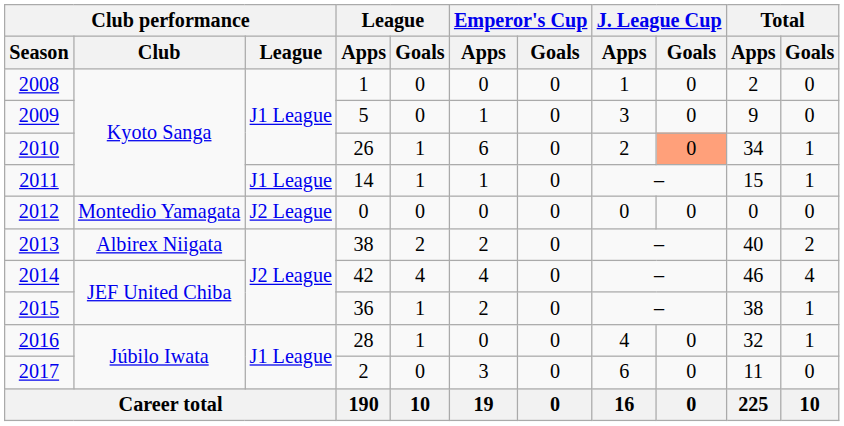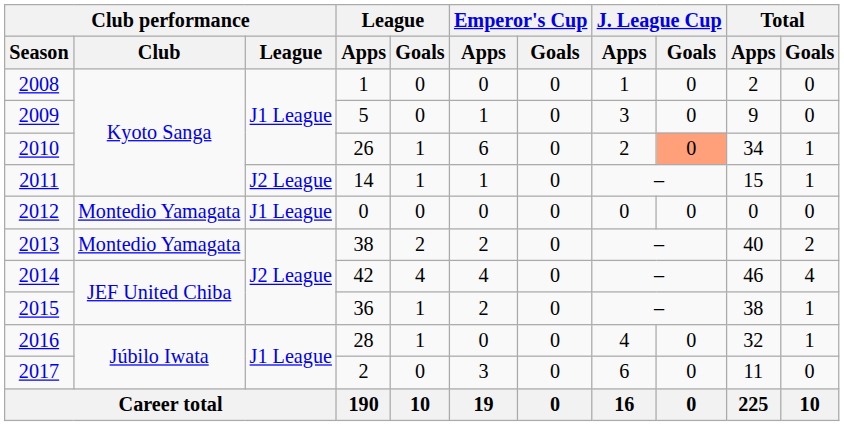(291, 180) J1 League -> (291, 180) J2 League
(291, 212) J2 League -> (291, 212) J1 League
(159, 244) Albirex Niigata -> (159, 244) Montedio Yamagata
